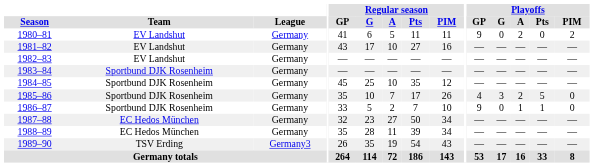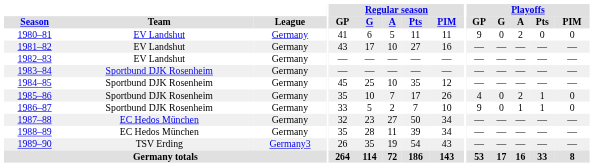(572, 34) 2 -> (572, 34) 0
(501, 95) 3 -> (501, 95) 0
(542, 95) 5 -> (542, 95) 1
